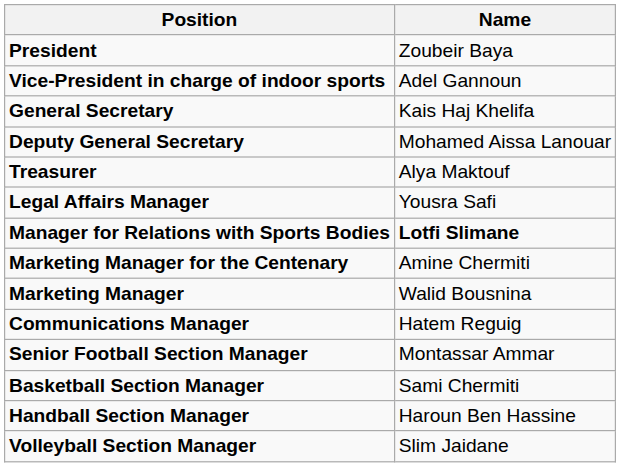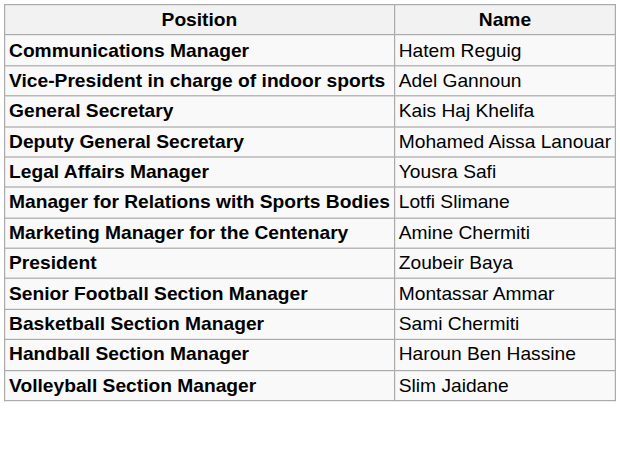rows swapped: (53, 50) <-> (129, 324)
- row: (53, 171)
(459, 232) bold -> (454, 202) normal
- row: (97, 293)
